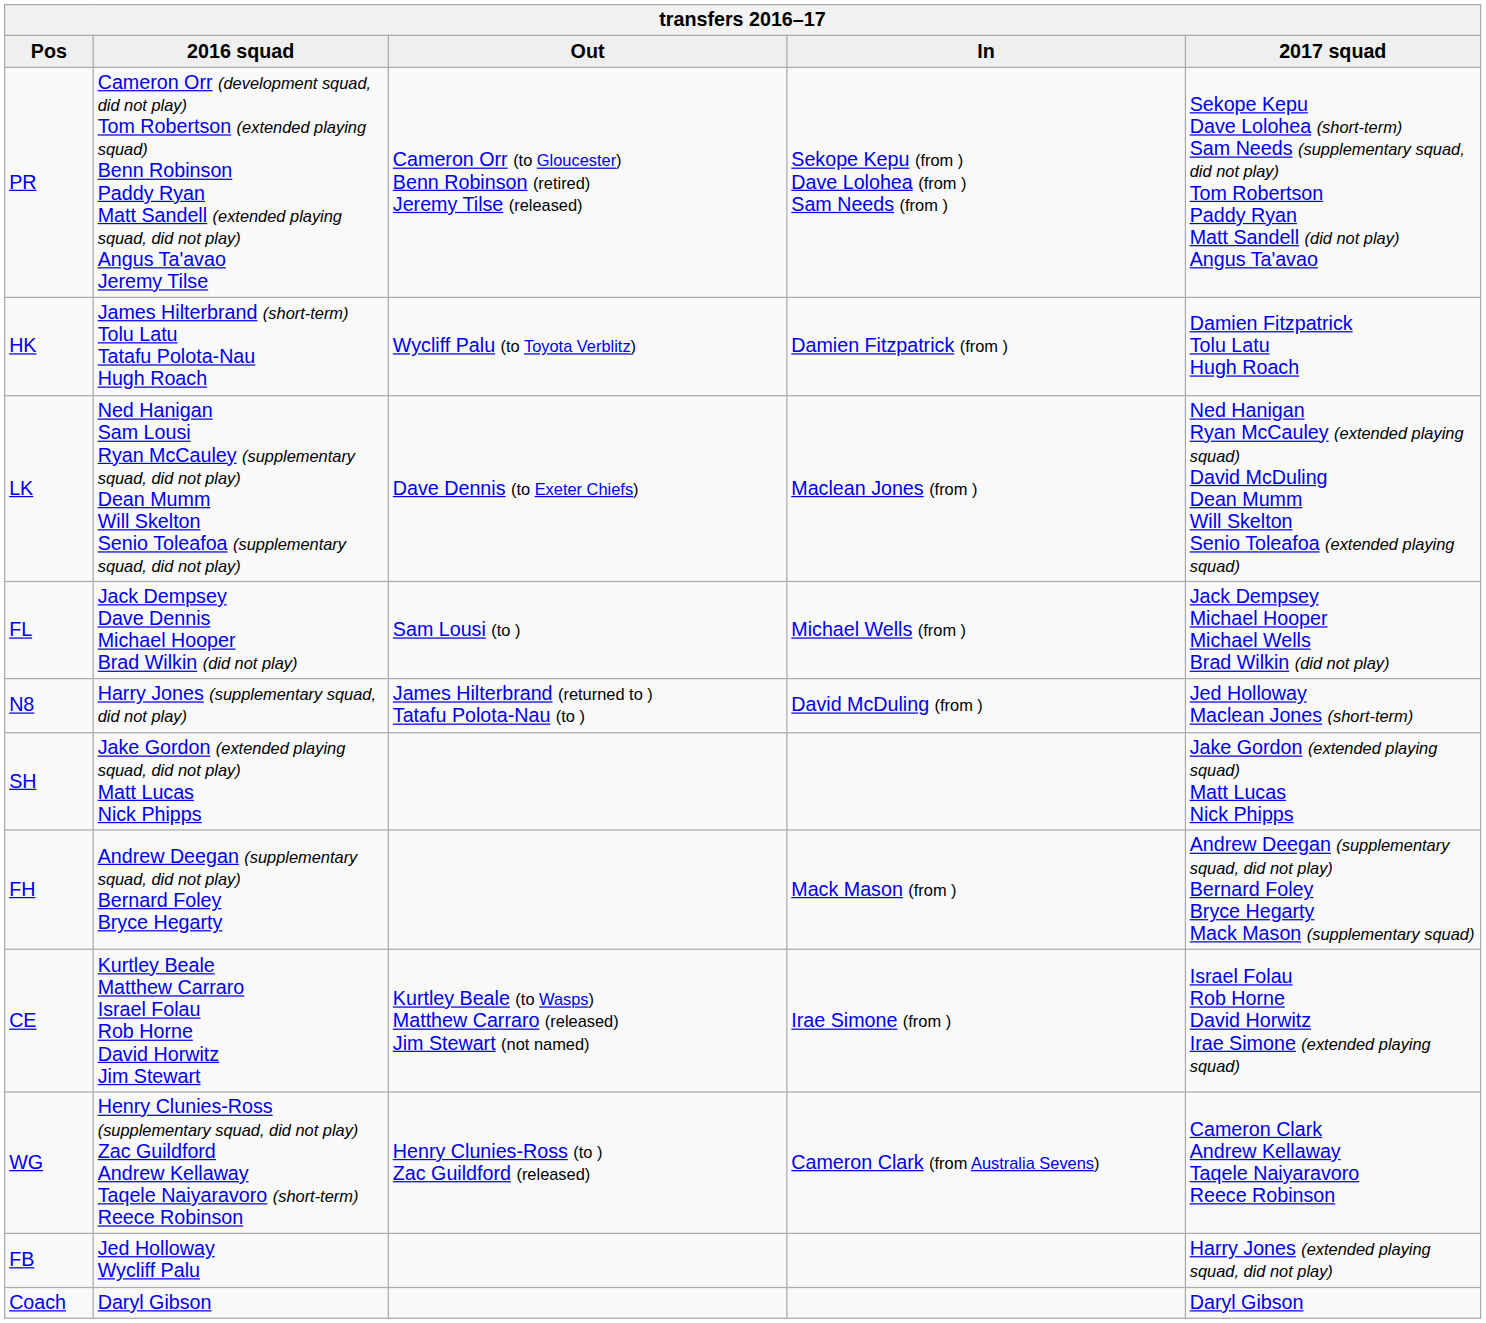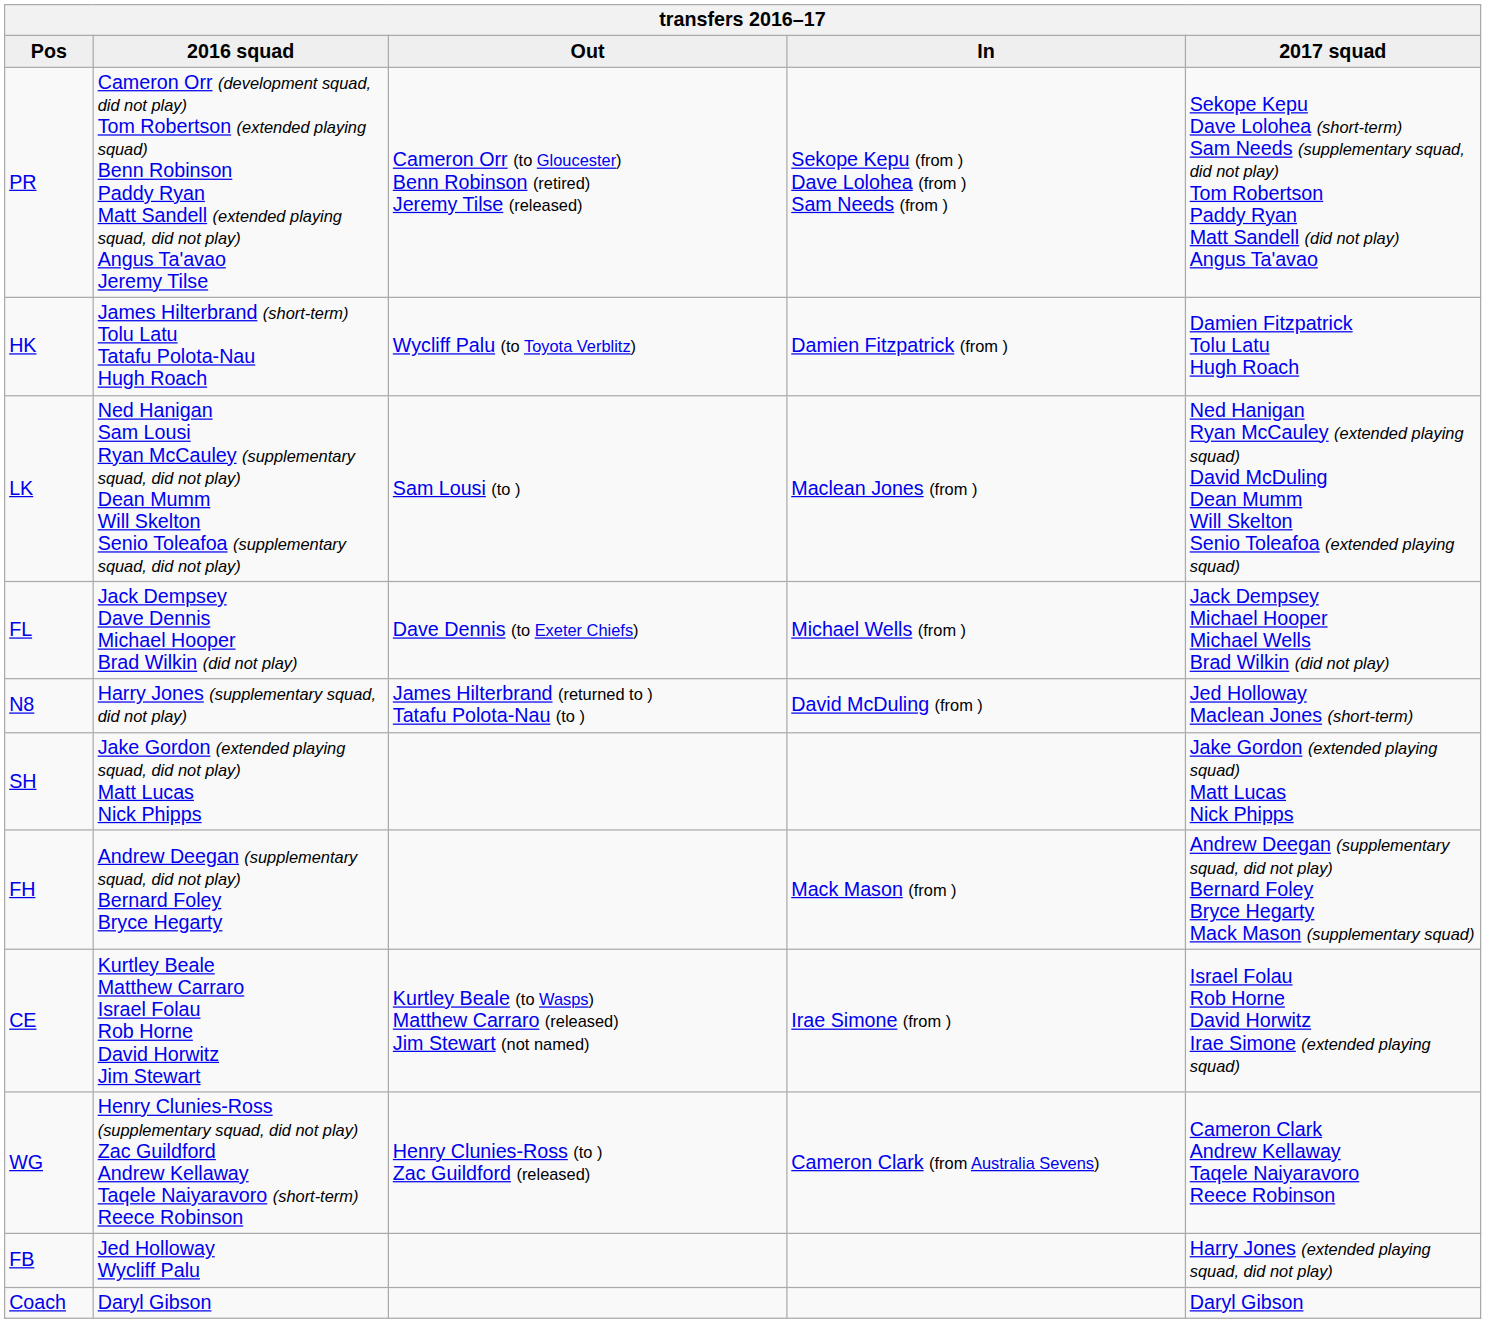(516, 488) Dave Dennis (to Exeter Chiefs) -> (457, 488) Sam Lousi (to )
(457, 630) Sam Lousi (to ) -> (516, 630) Dave Dennis (to Exeter Chiefs)
